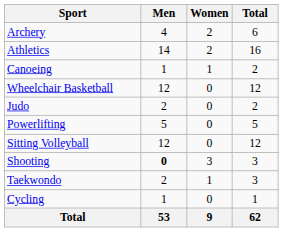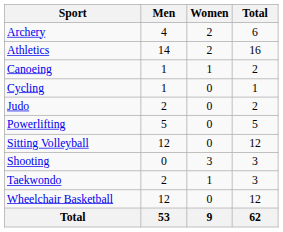rows swapped: (26, 198) <-> (60, 87)
(164, 161) bold -> (164, 161) normal
